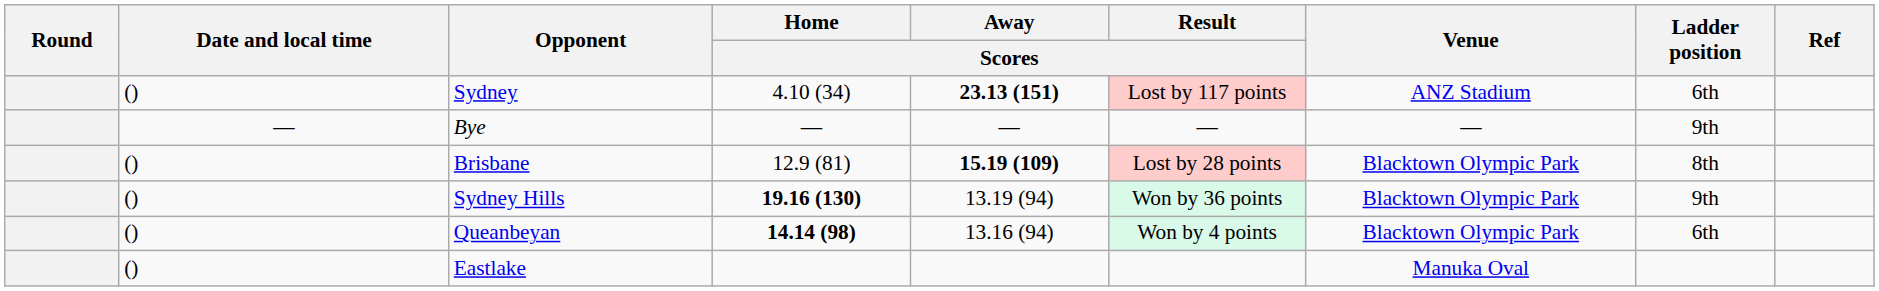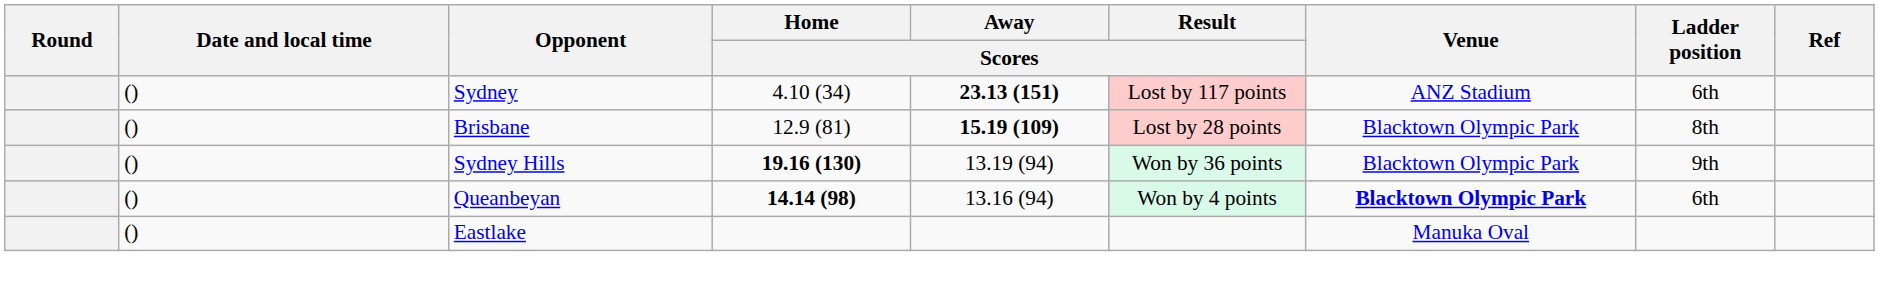- row: (470, 127)
(1471, 233) normal -> (1471, 198) bold
